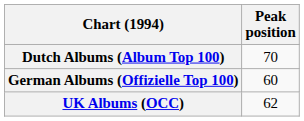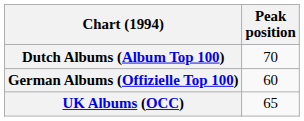(271, 103) 62 -> (271, 103) 65
